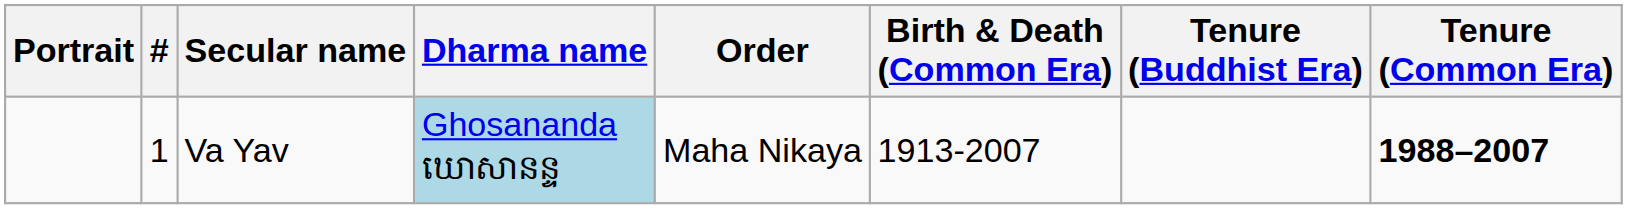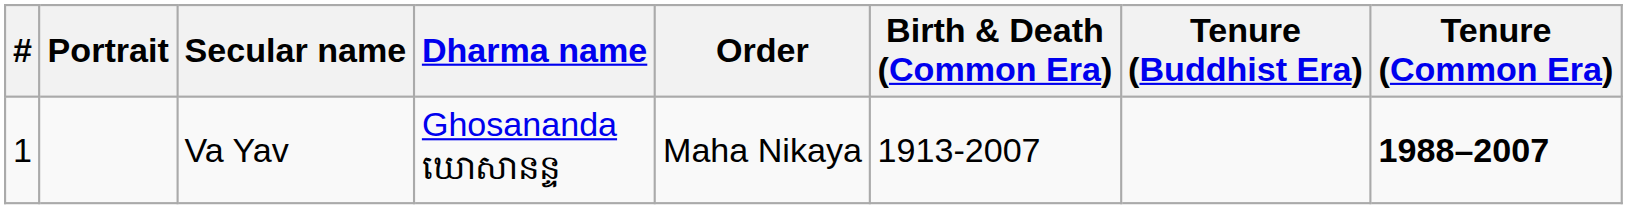columns swapped: (159, 50) <-> (74, 50)
(519, 145) lightblue background -> (519, 145) no background
